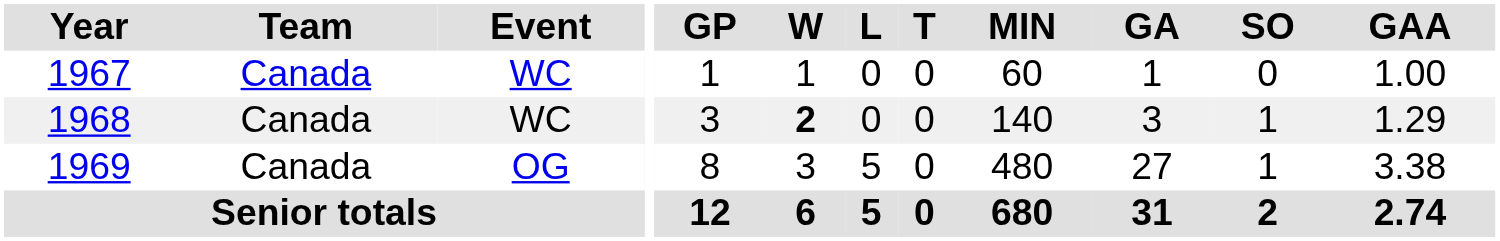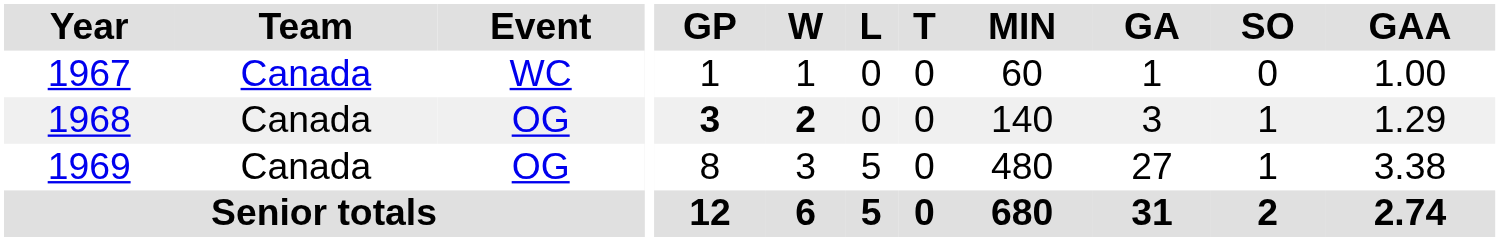(541, 119) WC -> (541, 119) OG
(710, 119) normal -> (710, 119) bold
